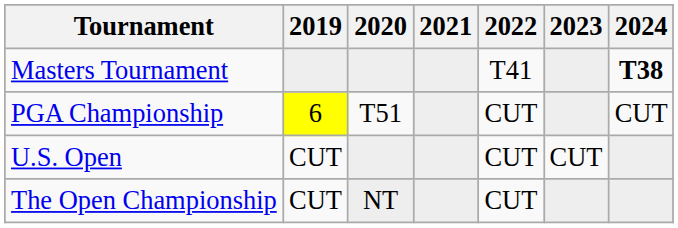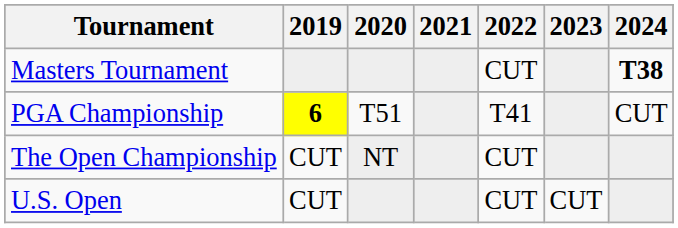(511, 70) T41 -> (511, 70) CUT
(315, 113) normal -> (315, 113) bold
(511, 113) CUT -> (511, 113) T41
rows swapped: (66, 157) <-> (144, 200)
